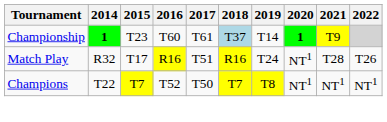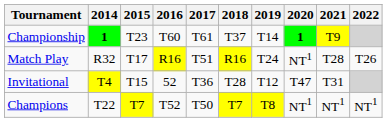(235, 36) lightblue background -> (235, 36) no background
+ row: (38, 81)
